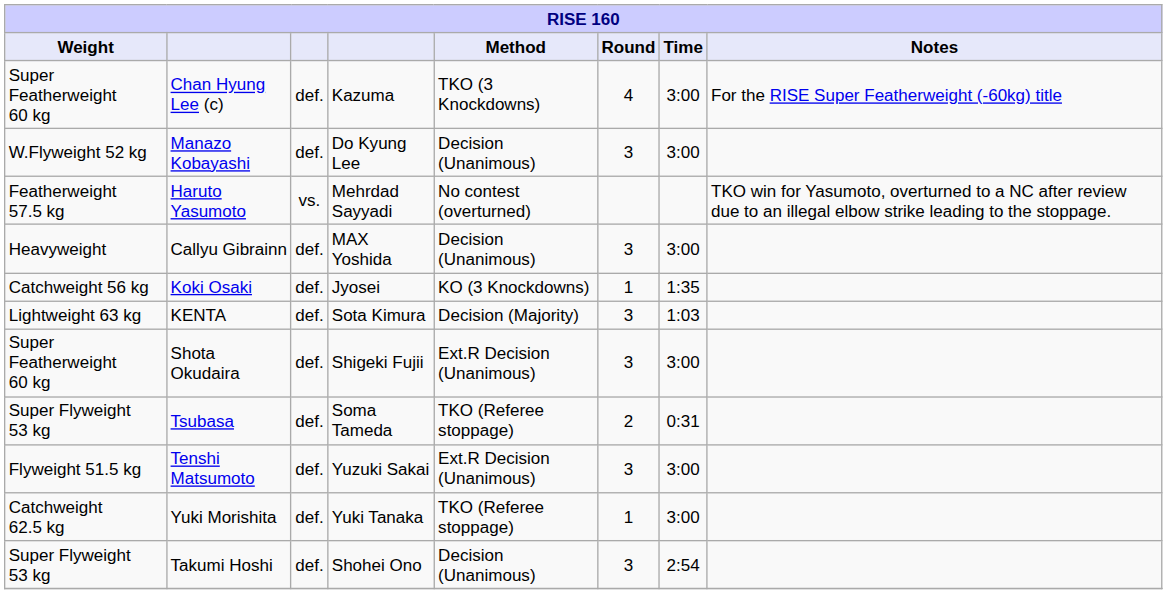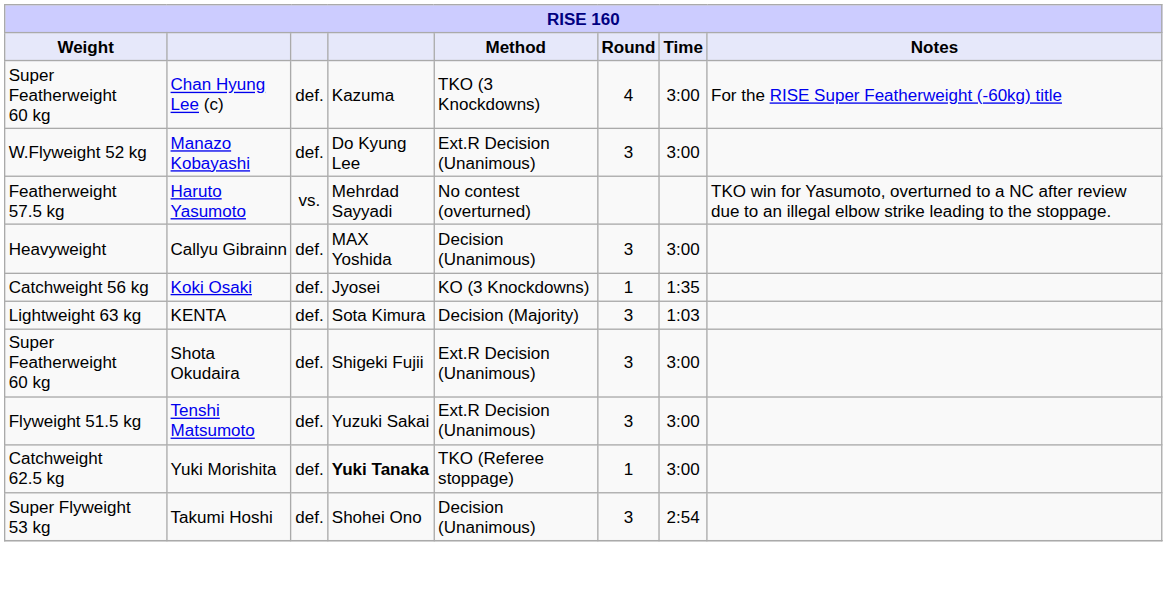(487, 153) Decision (Unanimous) -> (494, 153) Ext.R Decision (Unanimous)
- row: (202, 421)
(378, 517) normal -> (380, 469) bold
